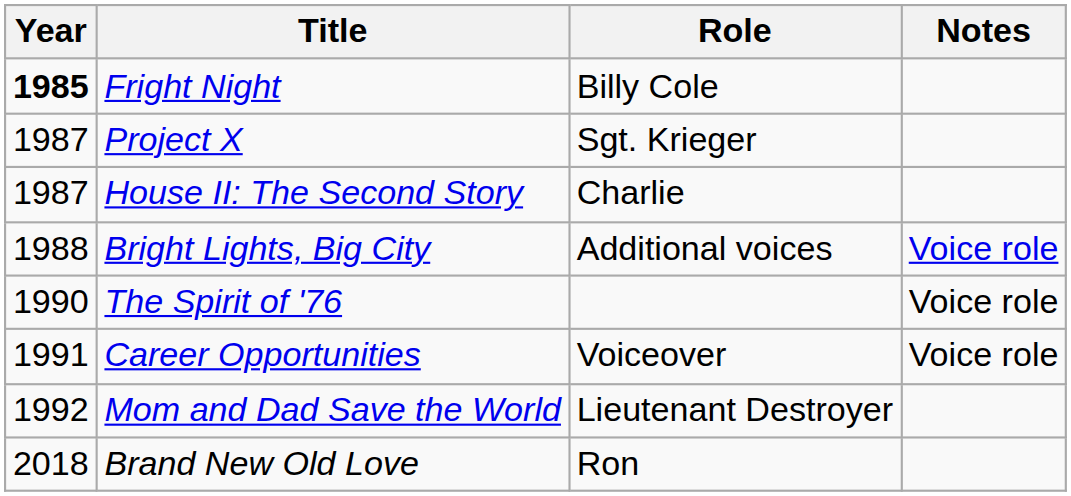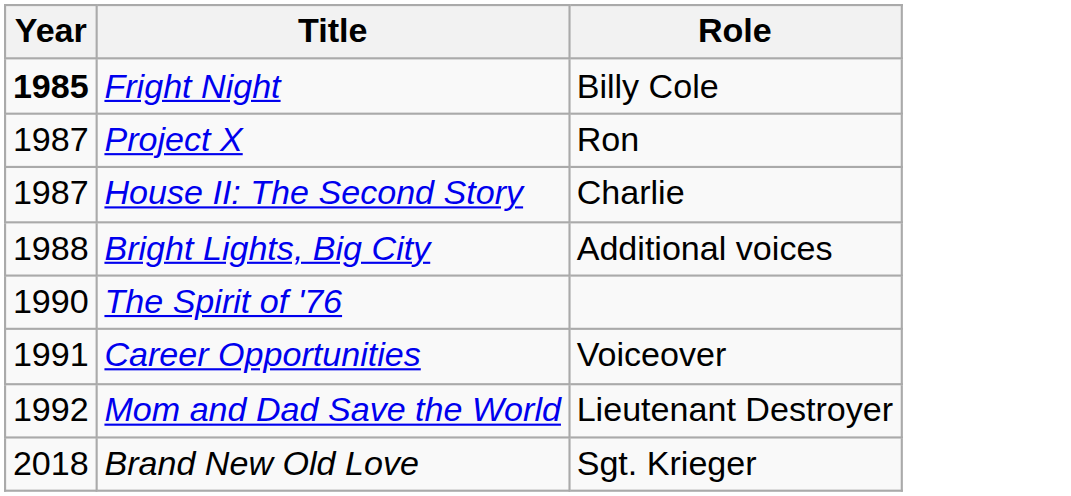- column: (984, 31)
(667, 139) Sgt. Krieger -> (608, 139) Ron
(608, 463) Ron -> (667, 463) Sgt. Krieger
